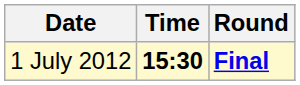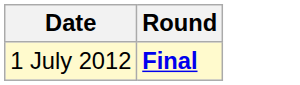- column: (173, 23)
